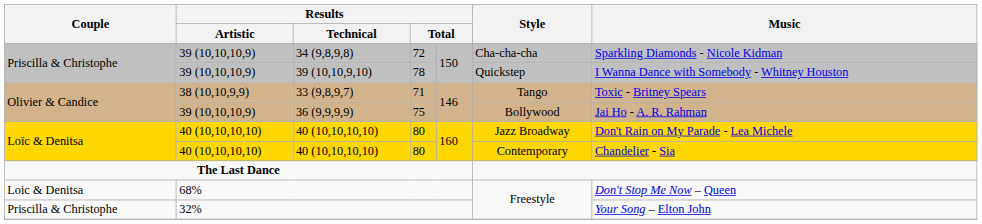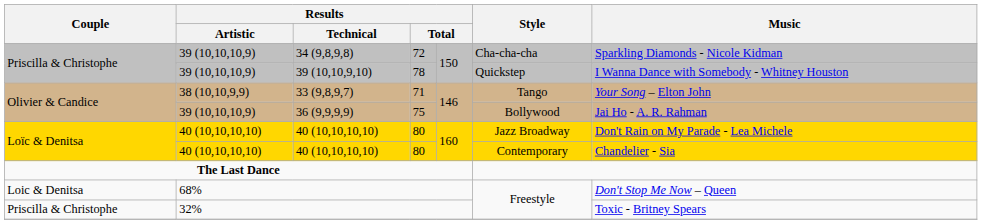(650, 92) Toxic - Britney Spears -> (653, 92) Your Song – Elton John
(653, 209) Your Song – Elton John -> (650, 209) Toxic - Britney Spears
